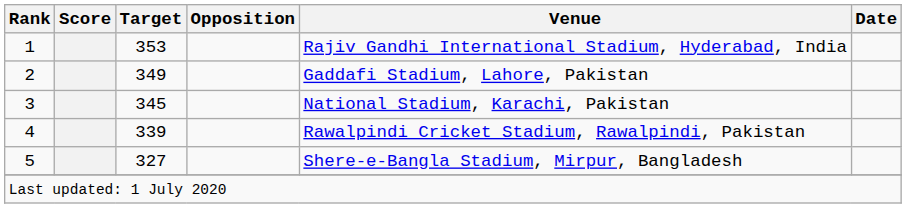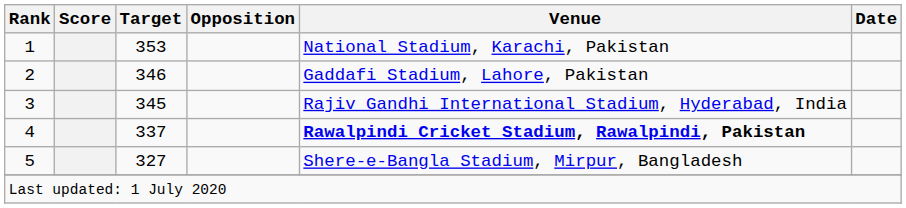(575, 47) Rajiv Gandhi International Stadium, Hyderabad, India -> (486, 47) National Stadium, Karachi, Pakistan
(151, 76) 349 -> (151, 76) 346
(486, 104) National Stadium, Karachi, Pakistan -> (575, 104) Rajiv Gandhi International Stadium, Hyderabad, India
(151, 132) 339 -> (151, 132) 337
(554, 132) normal -> (554, 132) bold
